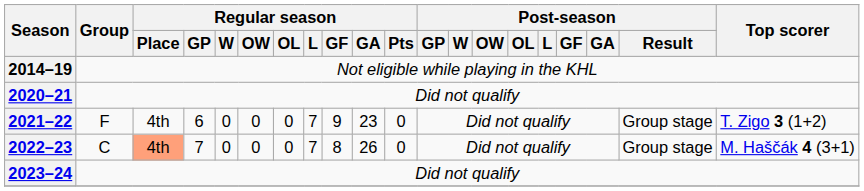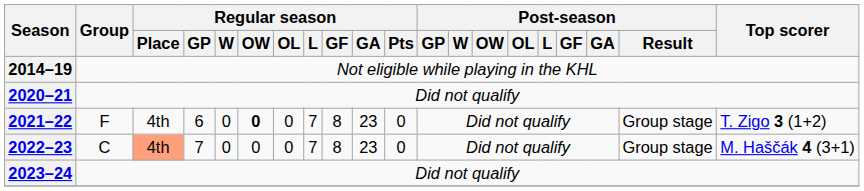(256, 122) normal -> (256, 122) bold
(337, 122) 9 -> (337, 122) 8
(368, 148) 26 -> (368, 148) 23
